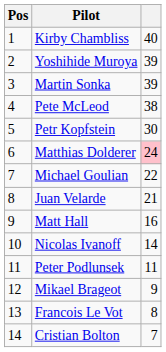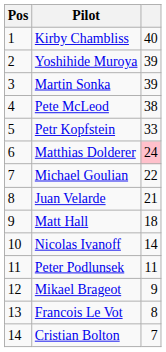(151, 130) 30 -> (151, 130) 33
(151, 221) 16 -> (151, 221) 18
